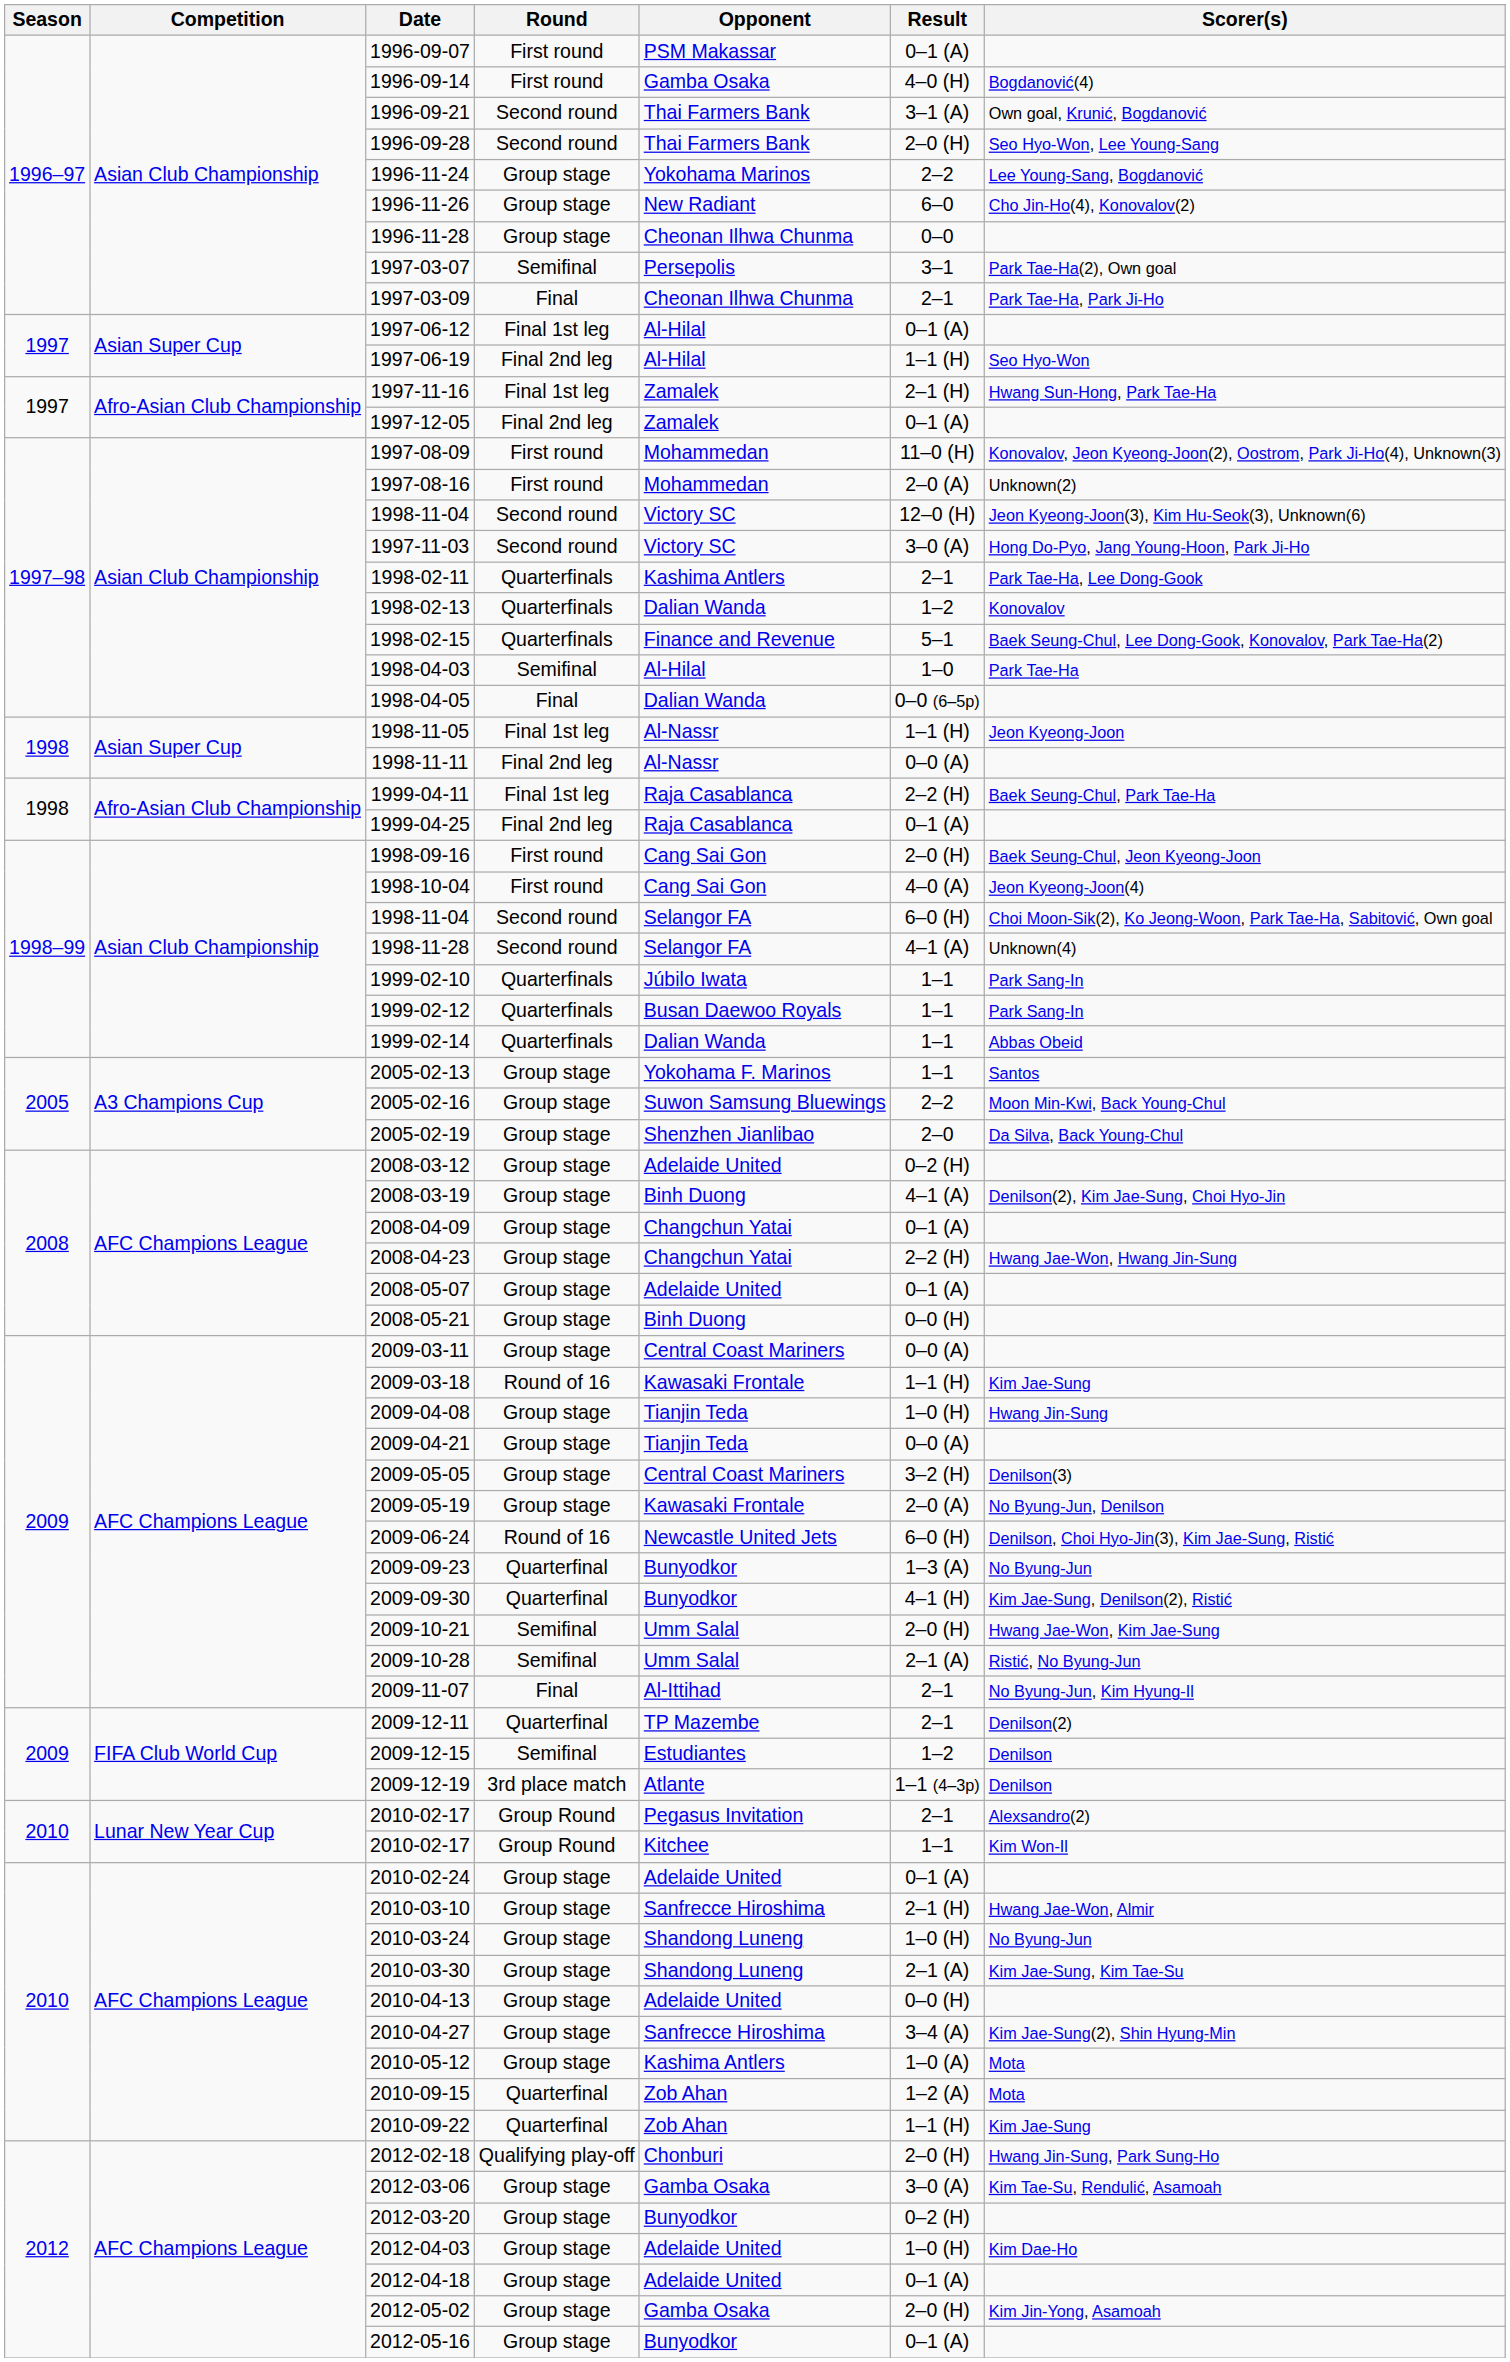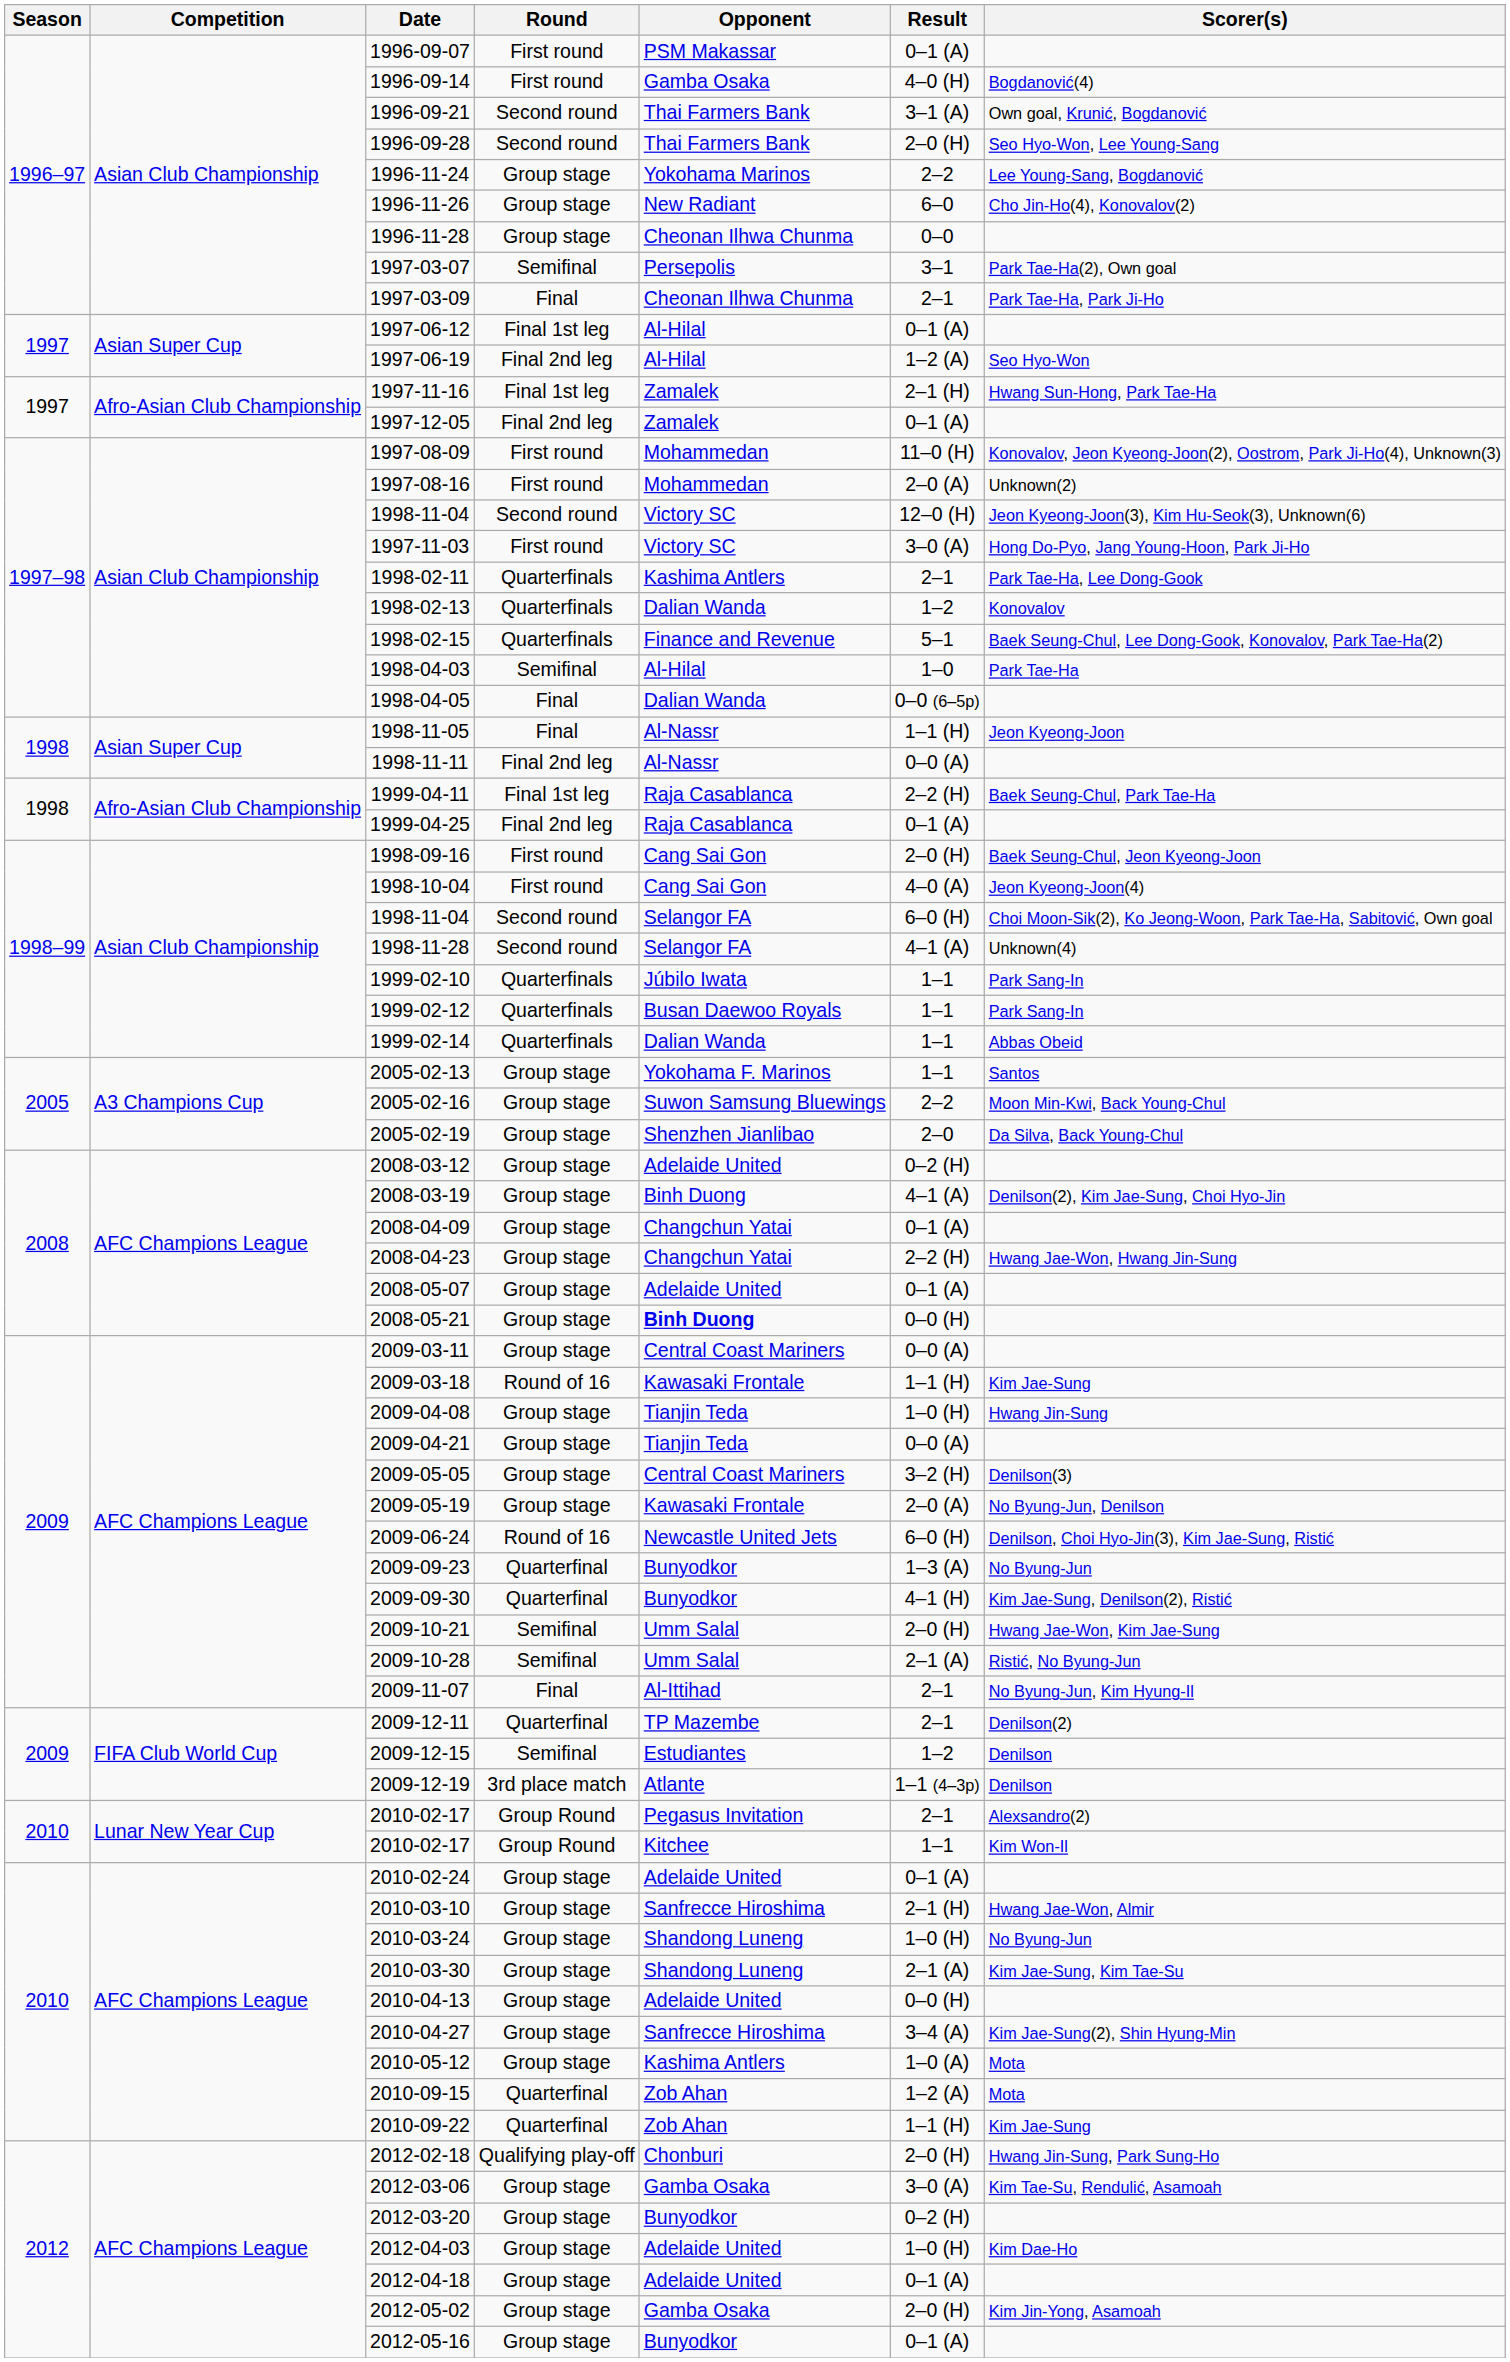(937, 360) 1–1 (H) -> (937, 360) 1–2 (A)
(557, 546) Second round -> (557, 546) First round
(557, 732) Final 1st leg -> (557, 732) Final
(695, 1320) normal -> (699, 1320) bold
